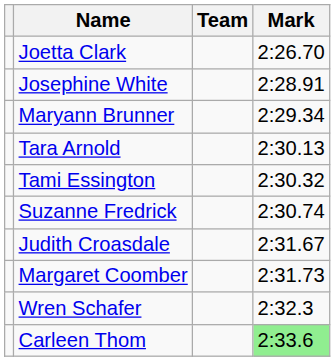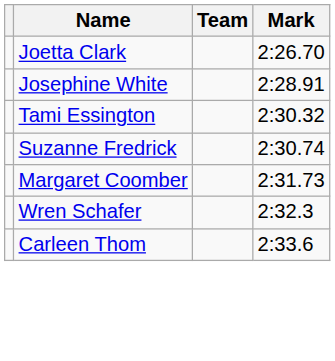- row: (96, 116)
- row: (70, 148)
- row: (94, 244)
(286, 340) lightgreen background -> (286, 244) no background
